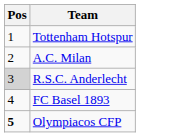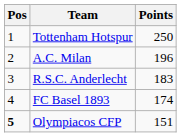+ column: (156, 15)
(11, 79) lightgrey background -> (11, 79) no background
